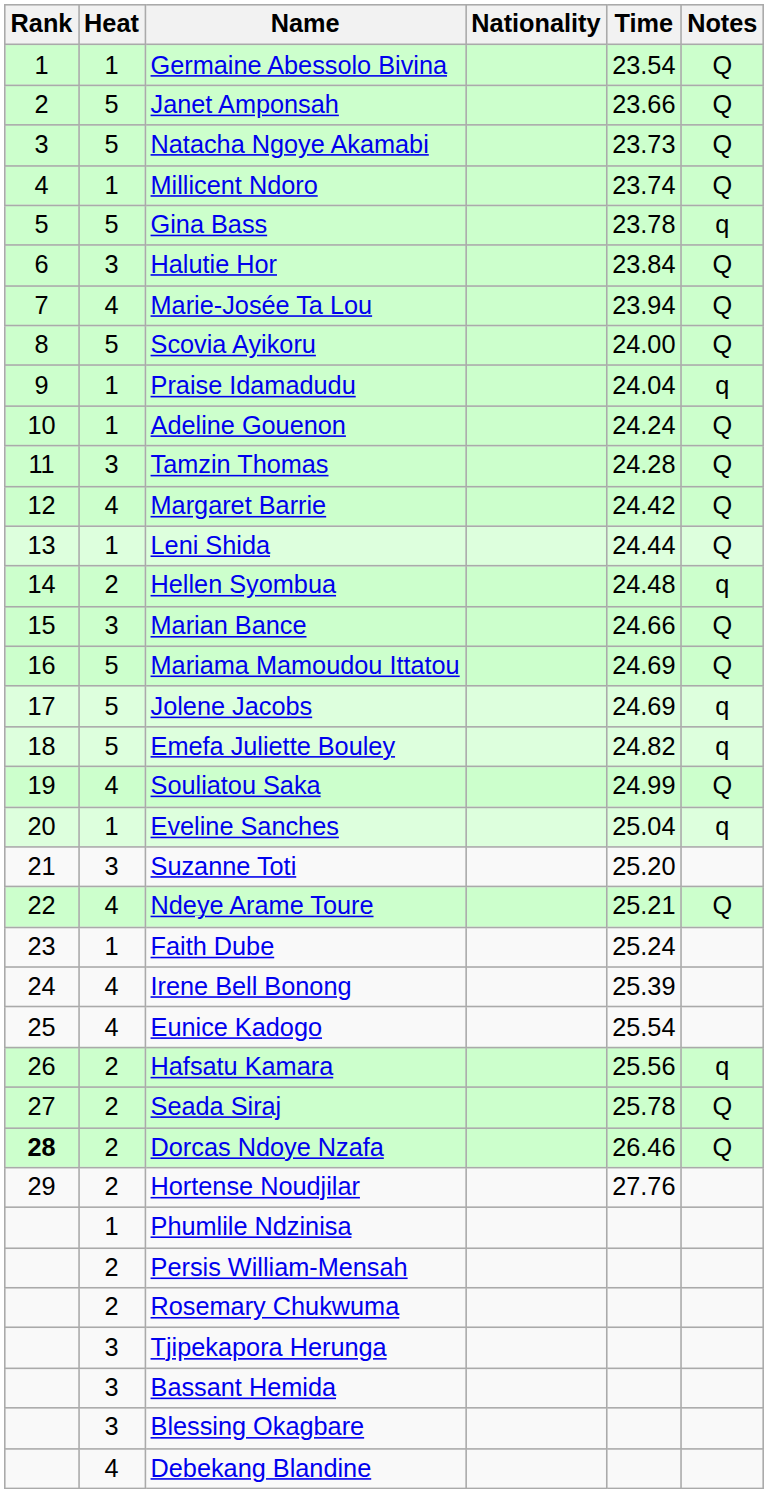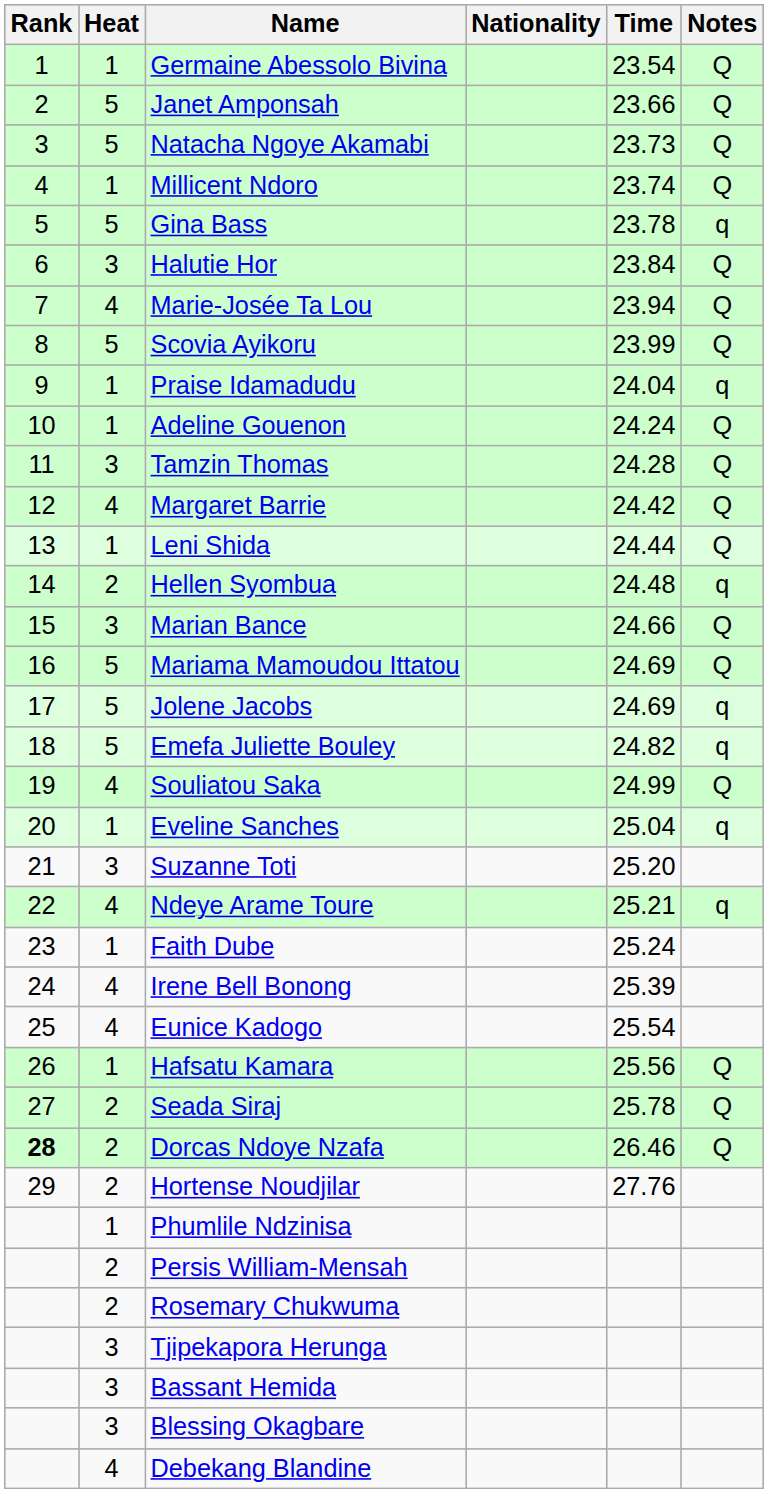(644, 345) 24.00 -> (644, 345) 23.99
(722, 906) Q -> (722, 906) q
(111, 1066) 2 -> (111, 1066) 1
(722, 1066) q -> (722, 1066) Q
